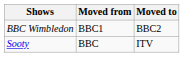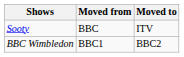rows swapped: (40, 28) <-> (18, 44)
